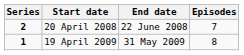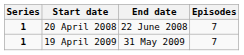(23, 27) 2 -> (23, 27) 1
(214, 42) 8 -> (214, 42) 7
